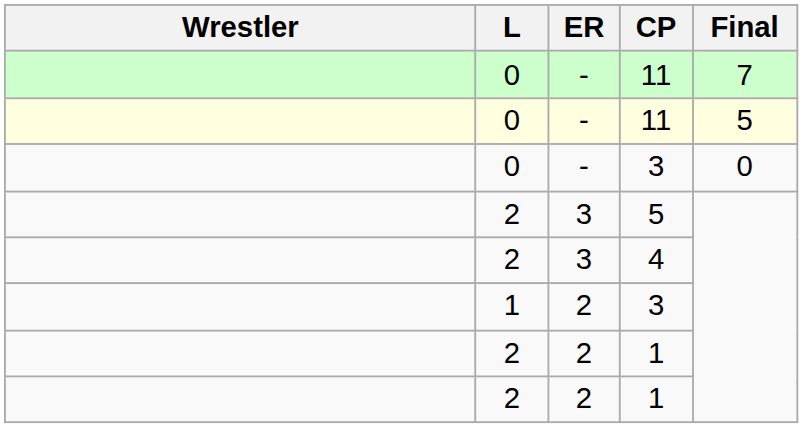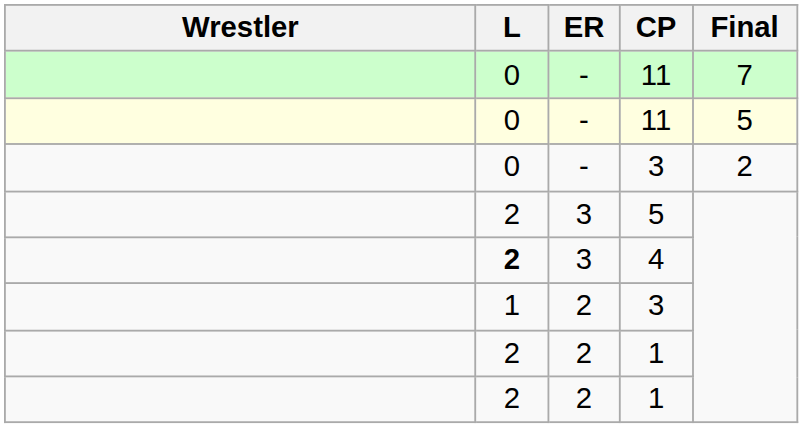(745, 167) 0 -> (745, 167) 2
(512, 259) normal -> (512, 259) bold
